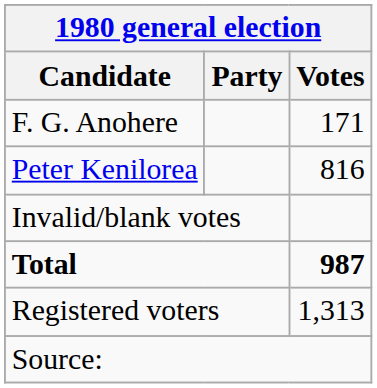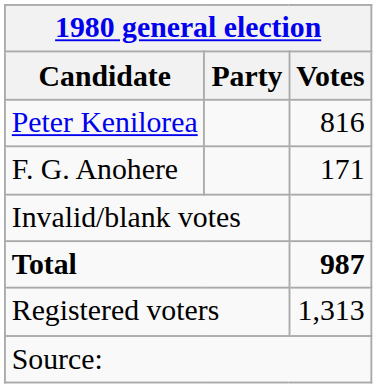rows swapped: (105, 169) <-> (95, 122)
